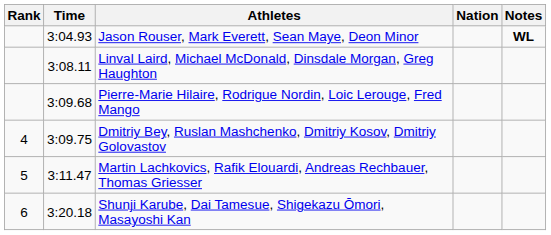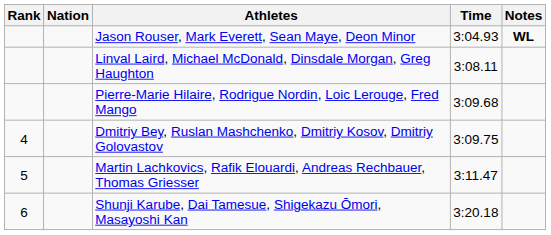columns swapped: (477, 15) <-> (69, 15)
